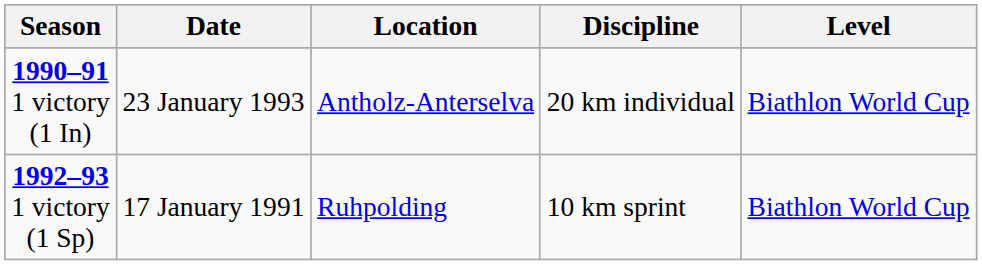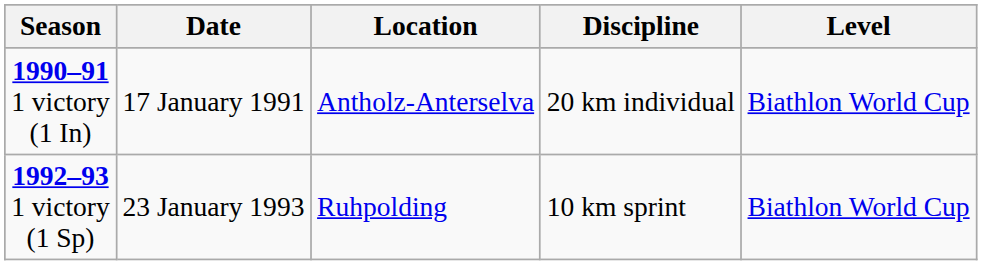(213, 100) 23 January 1993 -> (213, 100) 17 January 1991
(213, 206) 17 January 1991 -> (213, 206) 23 January 1993
